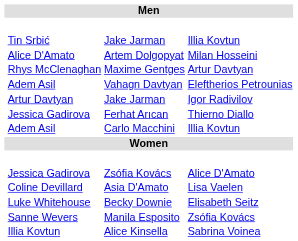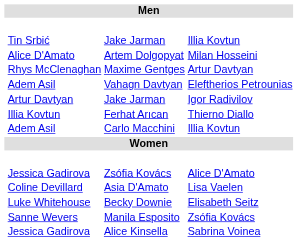(49, 114) Jessica Gadirova -> (34, 114) Illia Kovtun
(34, 232) Illia Kovtun -> (49, 232) Jessica Gadirova
